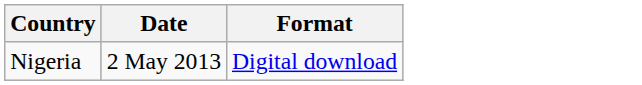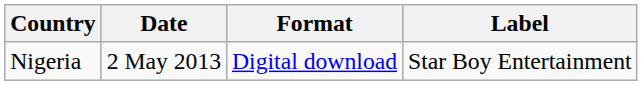+ column: (520, 23)
